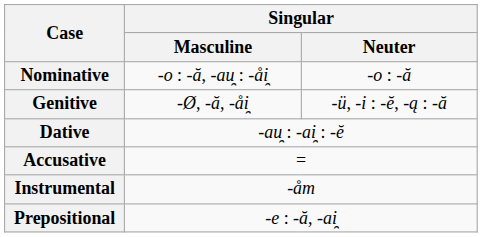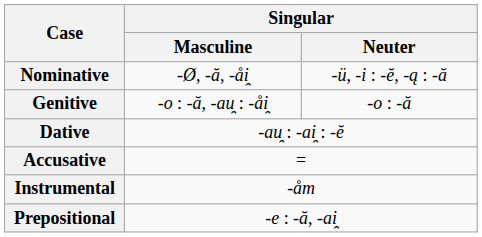(213, 75) -o : -ă, -au̯ : -åi̯ -> (213, 75) -Ø, -ă, -åi̯
(389, 75) -o : -ă -> (389, 75) -ü, -i : -ĕ, -ą : -ă
(213, 103) -Ø, -ă, -åi̯ -> (213, 103) -o : -ă, -au̯ : -åi̯
(389, 103) -ü, -i : -ĕ, -ą : -ă -> (389, 103) -o : -ă
